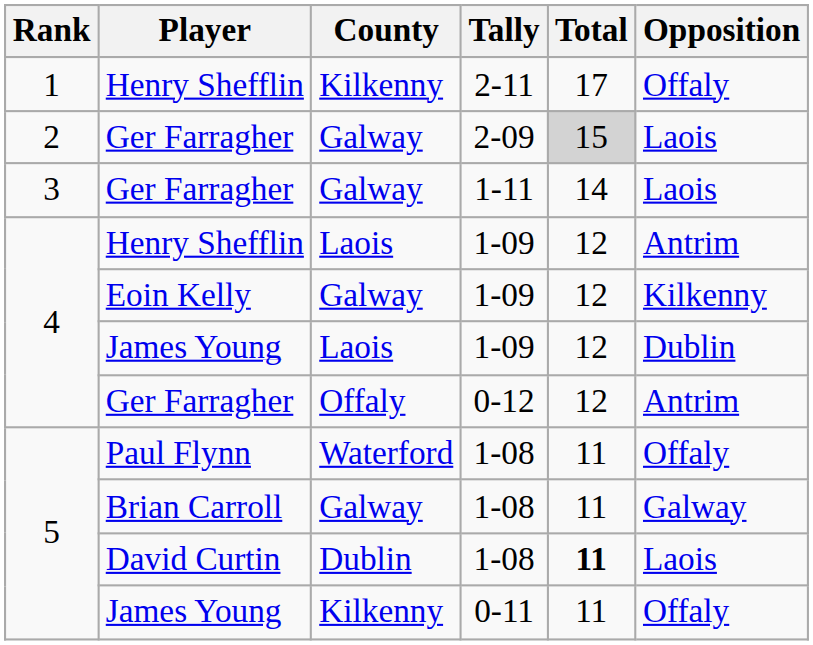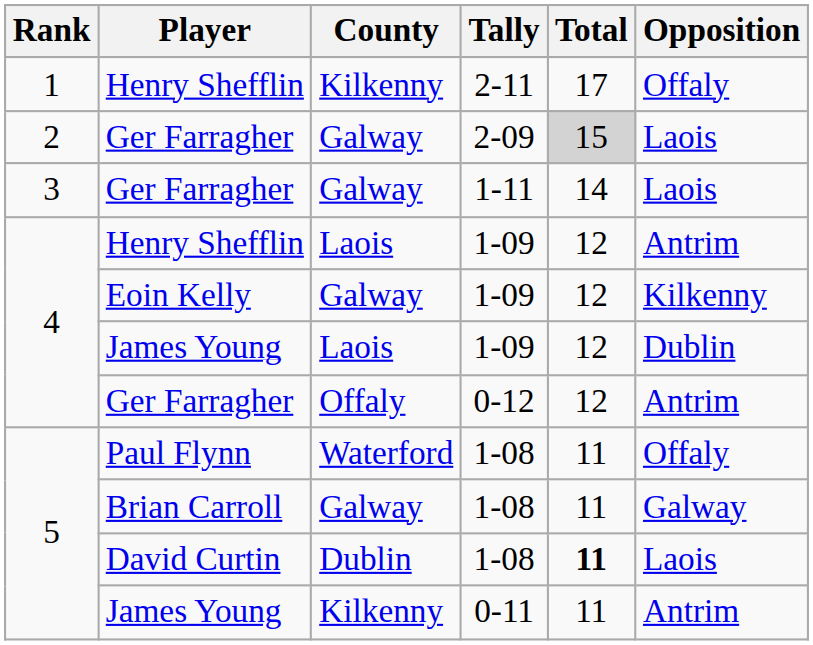(686, 611) Offaly -> (691, 611) Antrim
